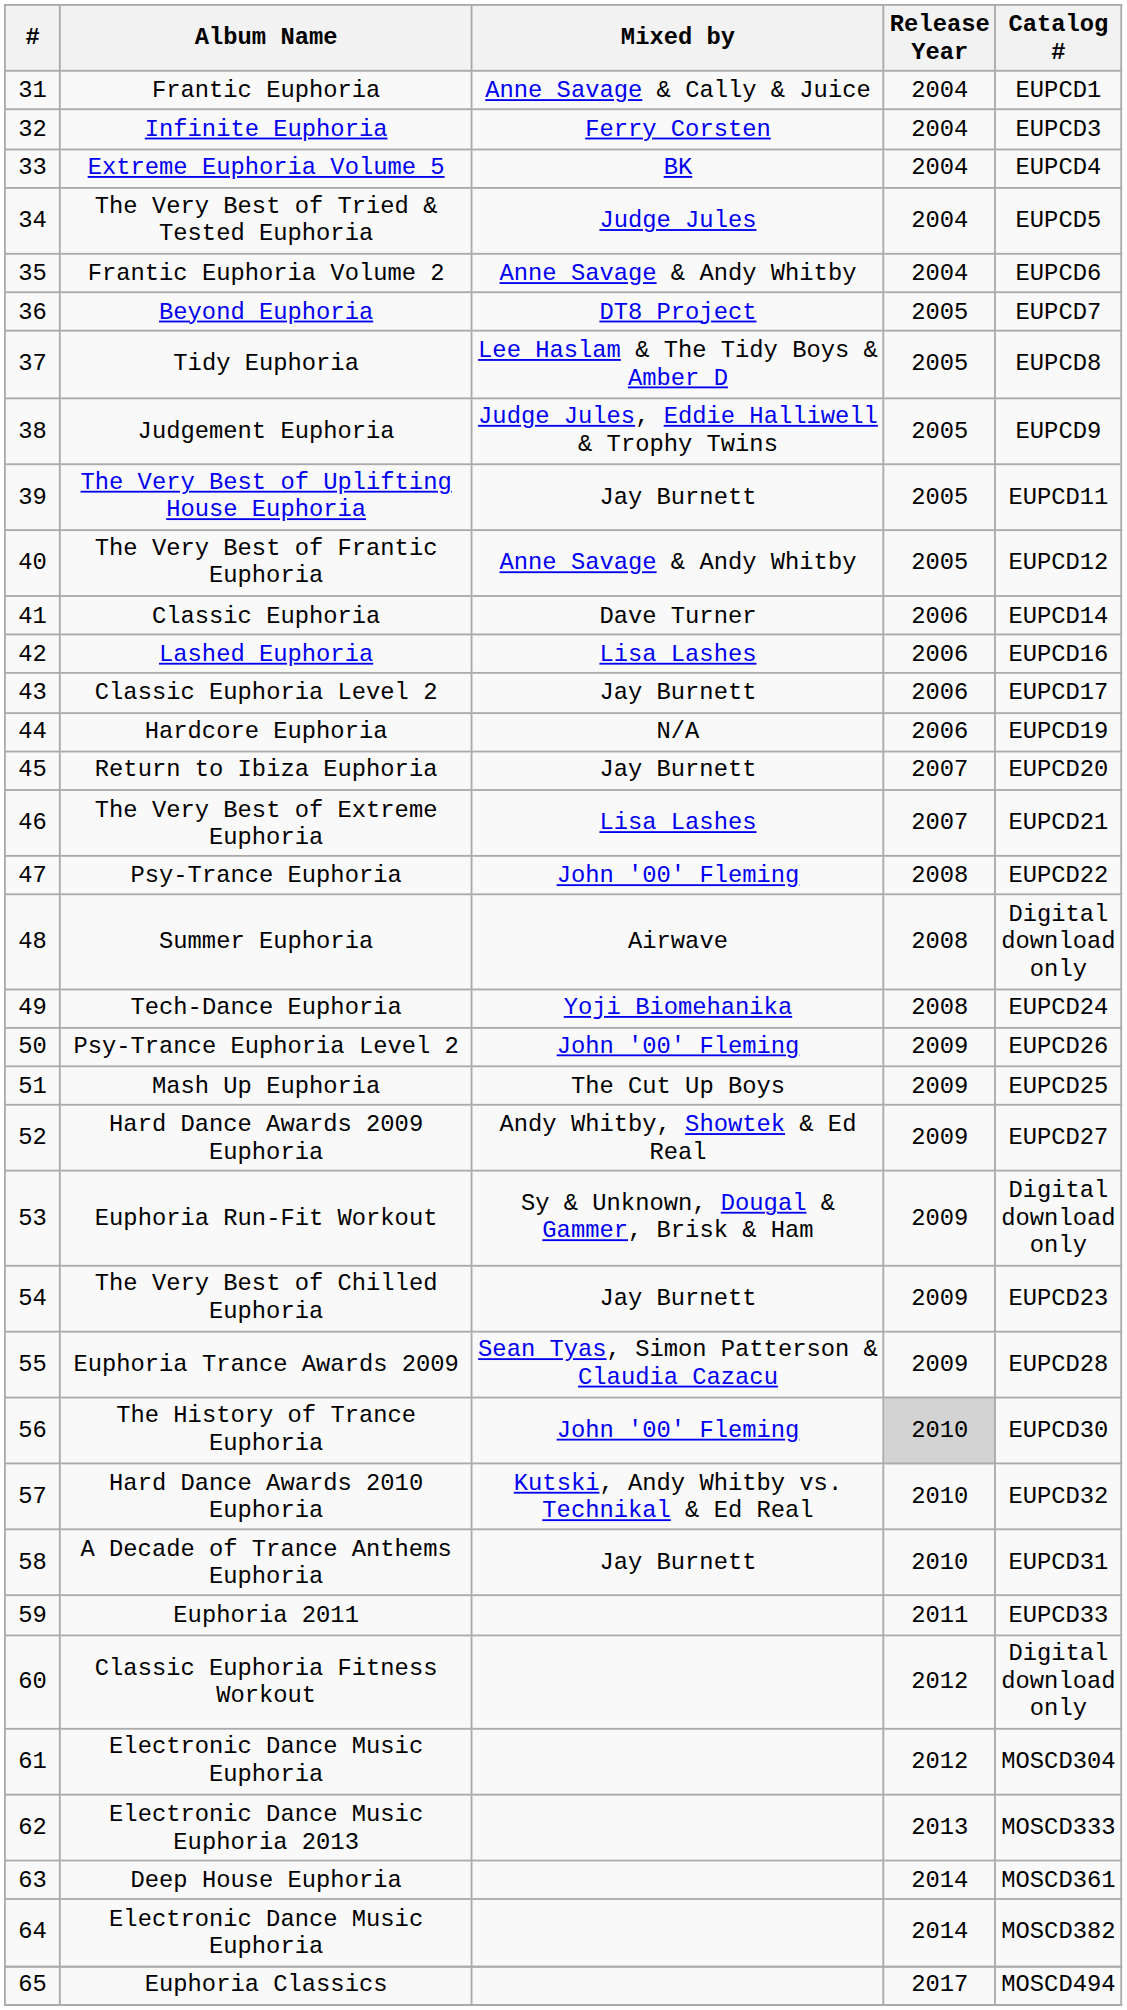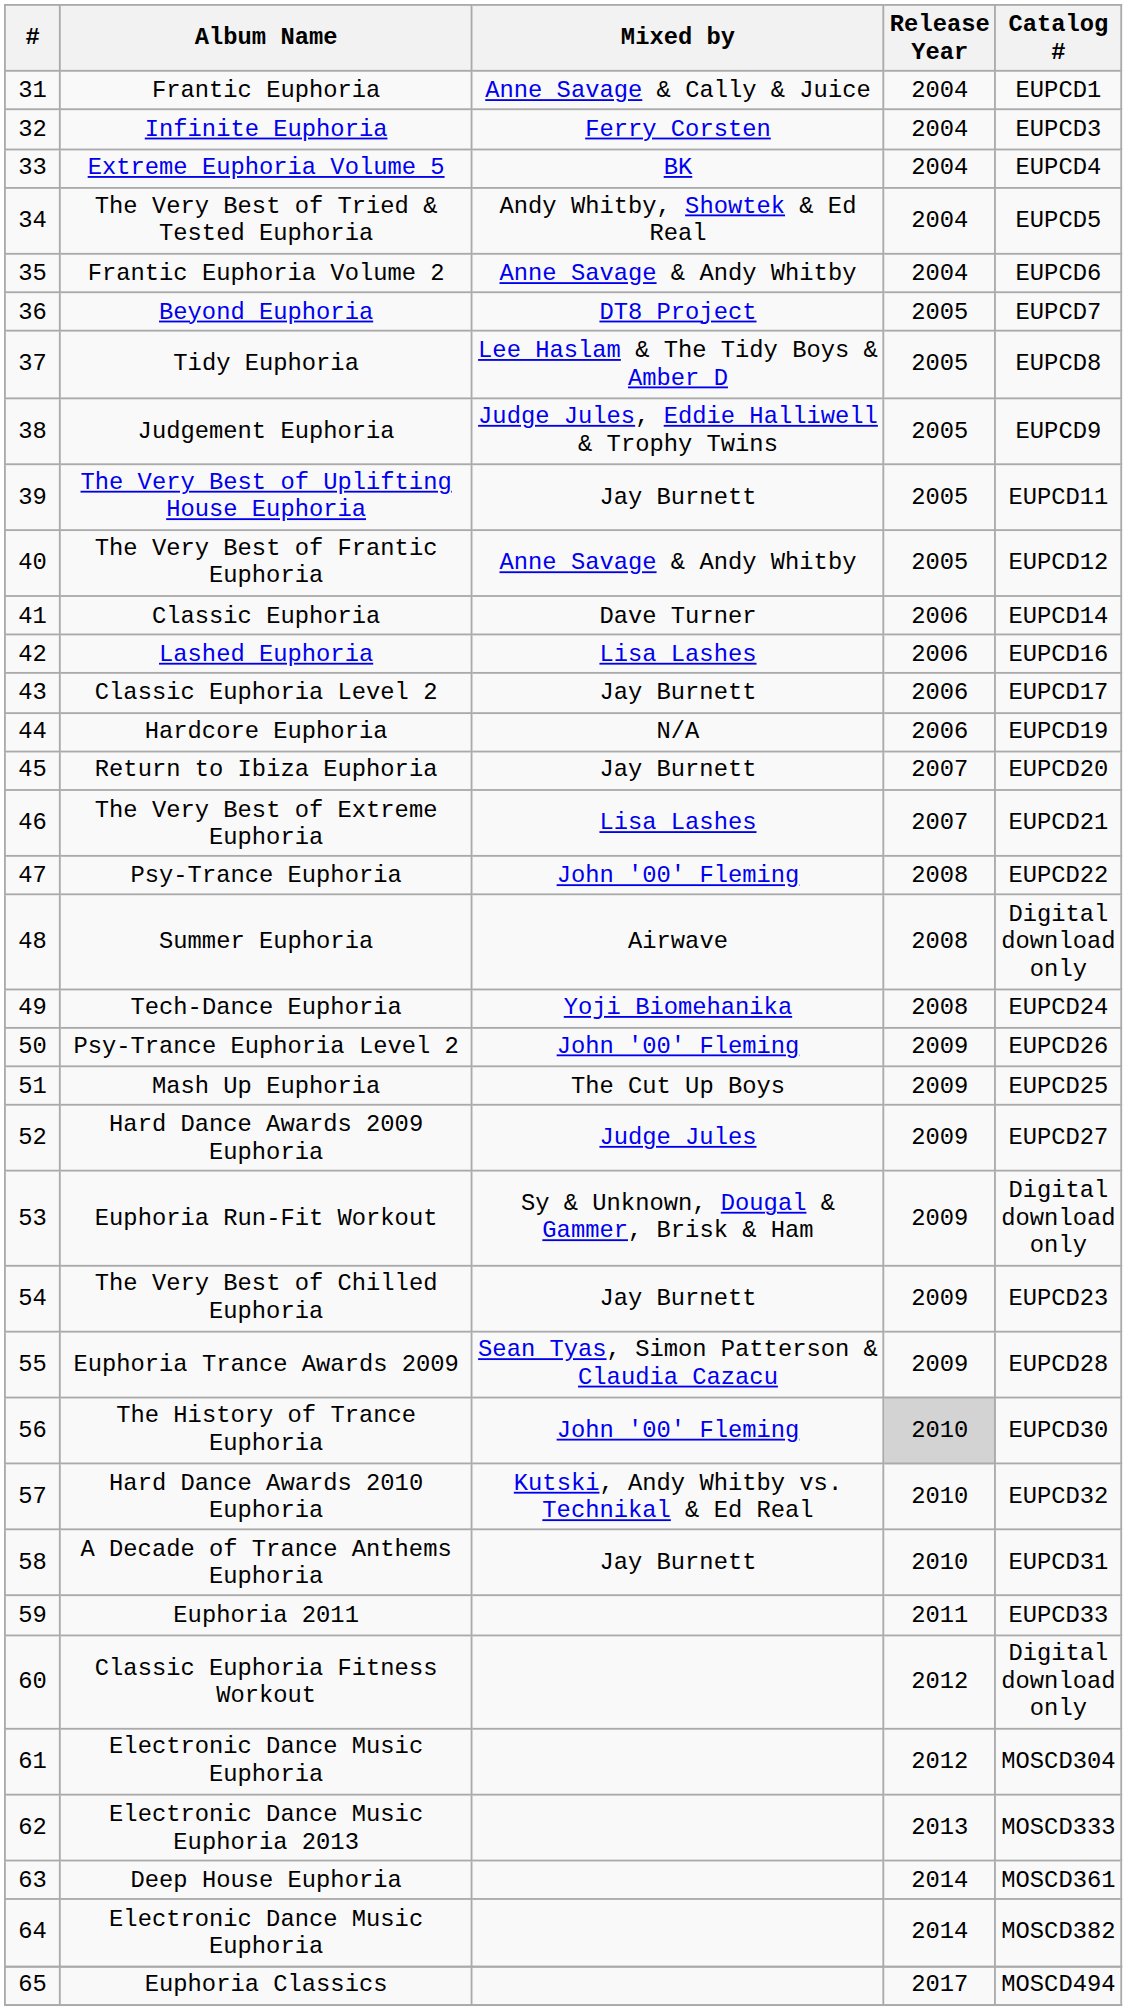(678, 221) Judge Jules -> (678, 221) Andy Whitby, Showtek & Ed Real
(678, 1138) Andy Whitby, Showtek & Ed Real -> (678, 1138) Judge Jules
